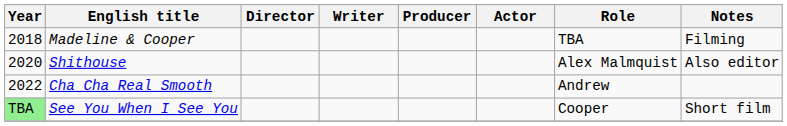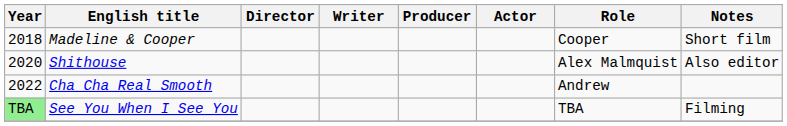(571, 40) TBA -> (584, 40) Cooper
(715, 40) Filming -> (728, 40) Short film
(584, 109) Cooper -> (571, 109) TBA
(728, 109) Short film -> (715, 109) Filming
